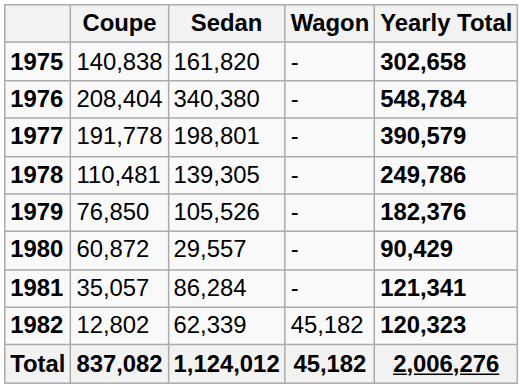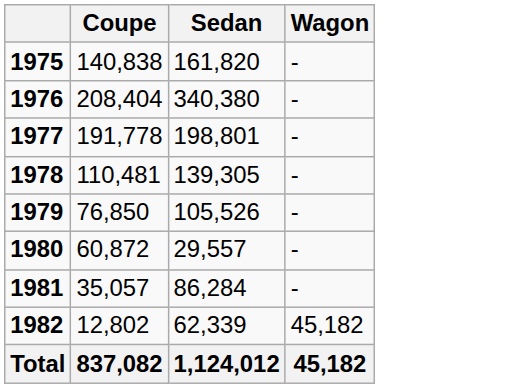- column: (446, 23)
